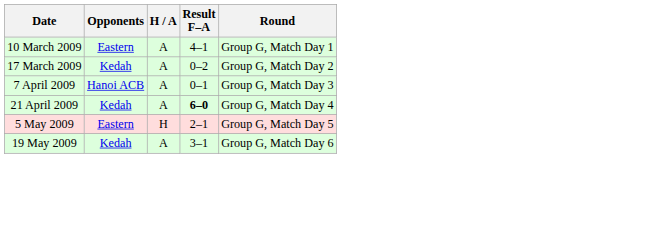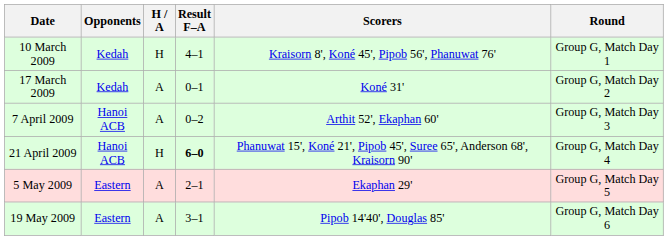+ column: (382, 20)
(116, 47) Eastern -> (112, 53) Kedah
(163, 47) A -> (159, 53) H
(199, 66) 0–2 -> (194, 86) 0–1
(199, 85) 0–1 -> (194, 119) 0–2
(116, 104) Kedah -> (112, 152) Hanoi ACB
(163, 104) A -> (159, 152) H
(163, 124) H -> (159, 185) A
(116, 143) Kedah -> (112, 218) Eastern
